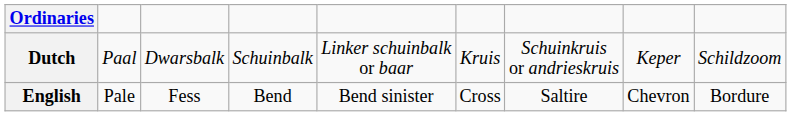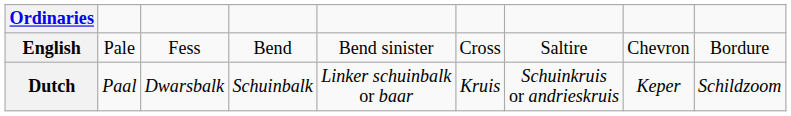rows swapped: (52, 96) <-> (52, 57)
